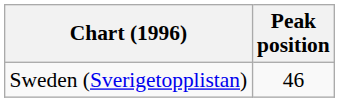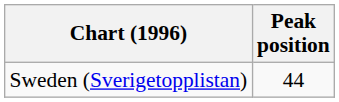(293, 79) 46 -> (293, 79) 44
